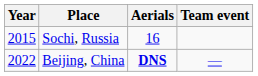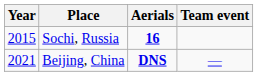(152, 37) normal -> (152, 37) bold
(22, 60) 2022 -> (22, 60) 2021
